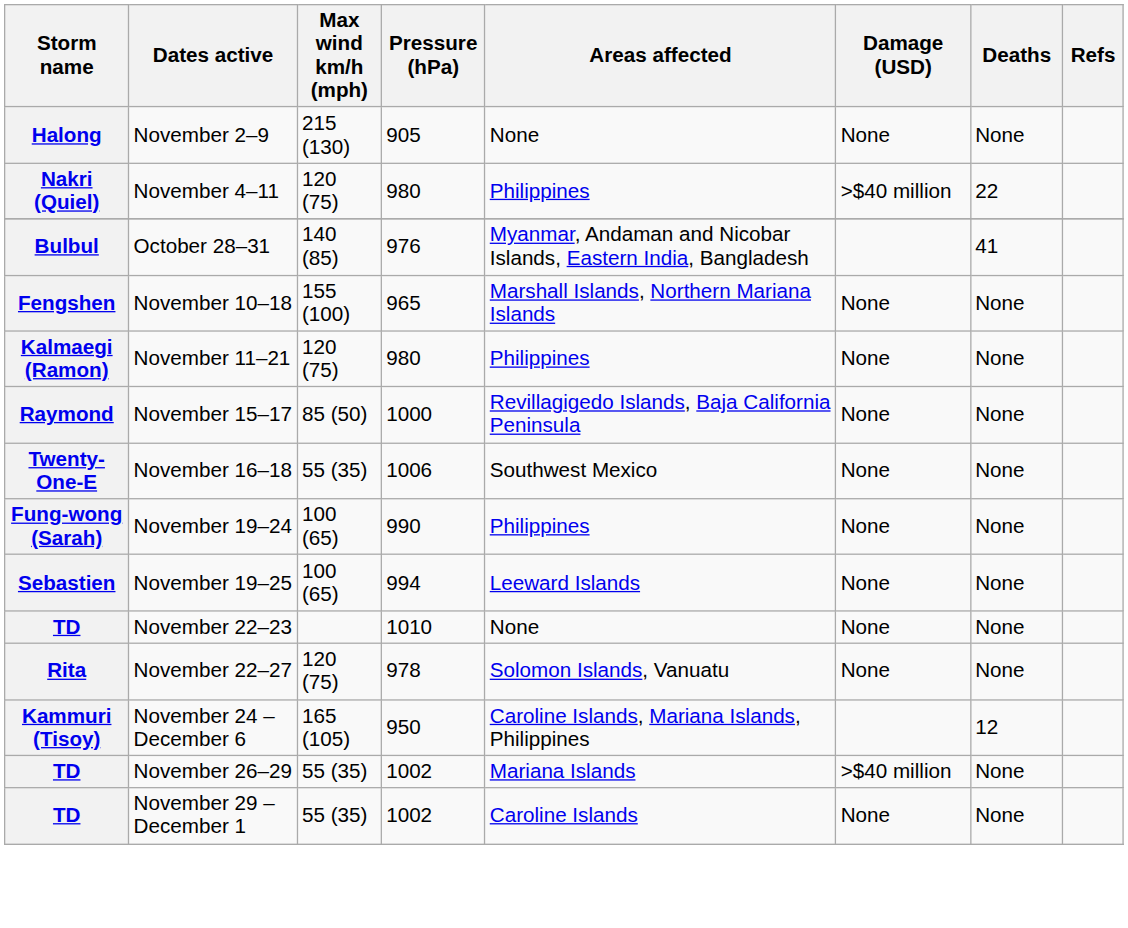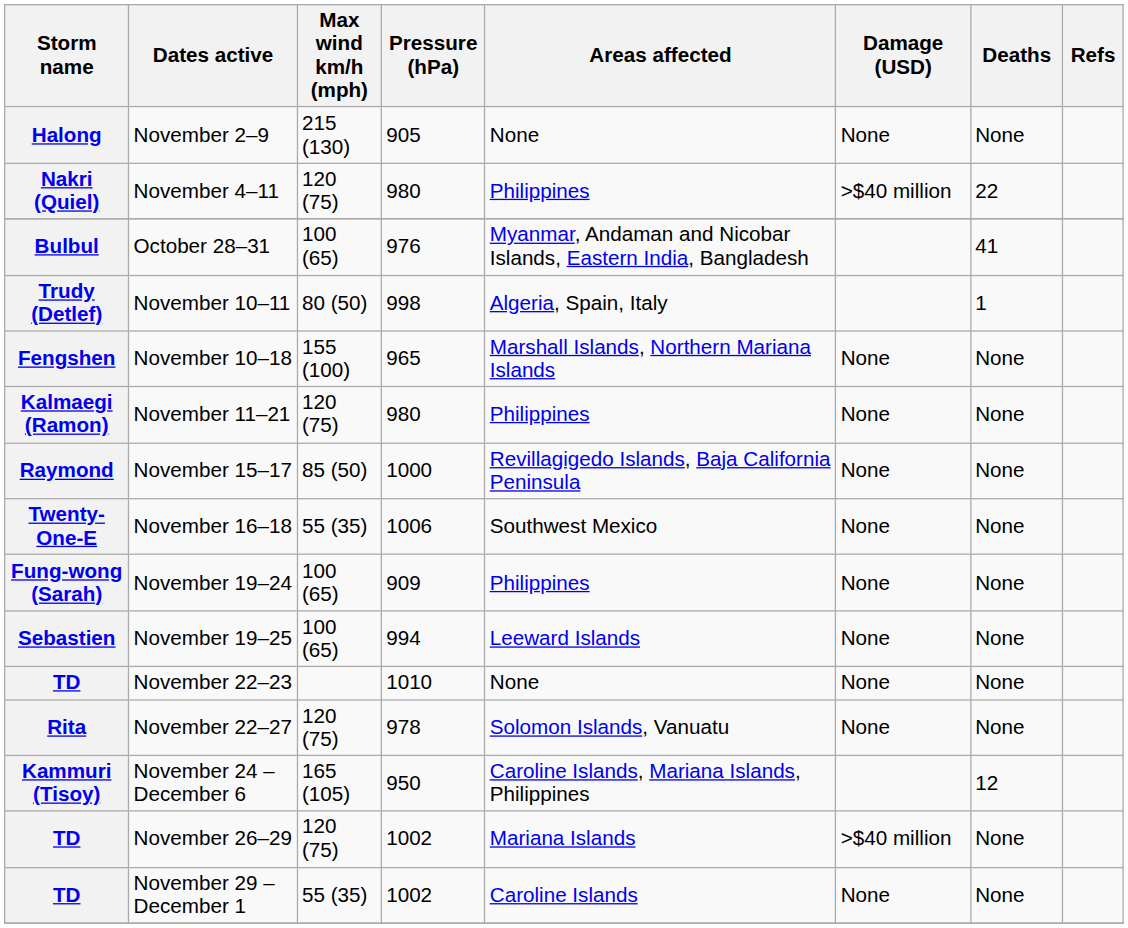(320, 246) 140 (85) -> (320, 246) 100 (65)
+ row: (212, 302)
(403, 526) 990 -> (403, 582) 909
(335, 771) 55 (35) -> (320, 839) 120 (75)
